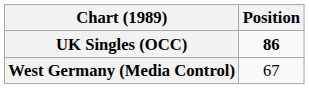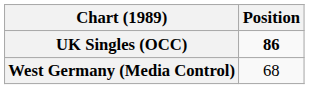(271, 70) 67 -> (271, 70) 68
